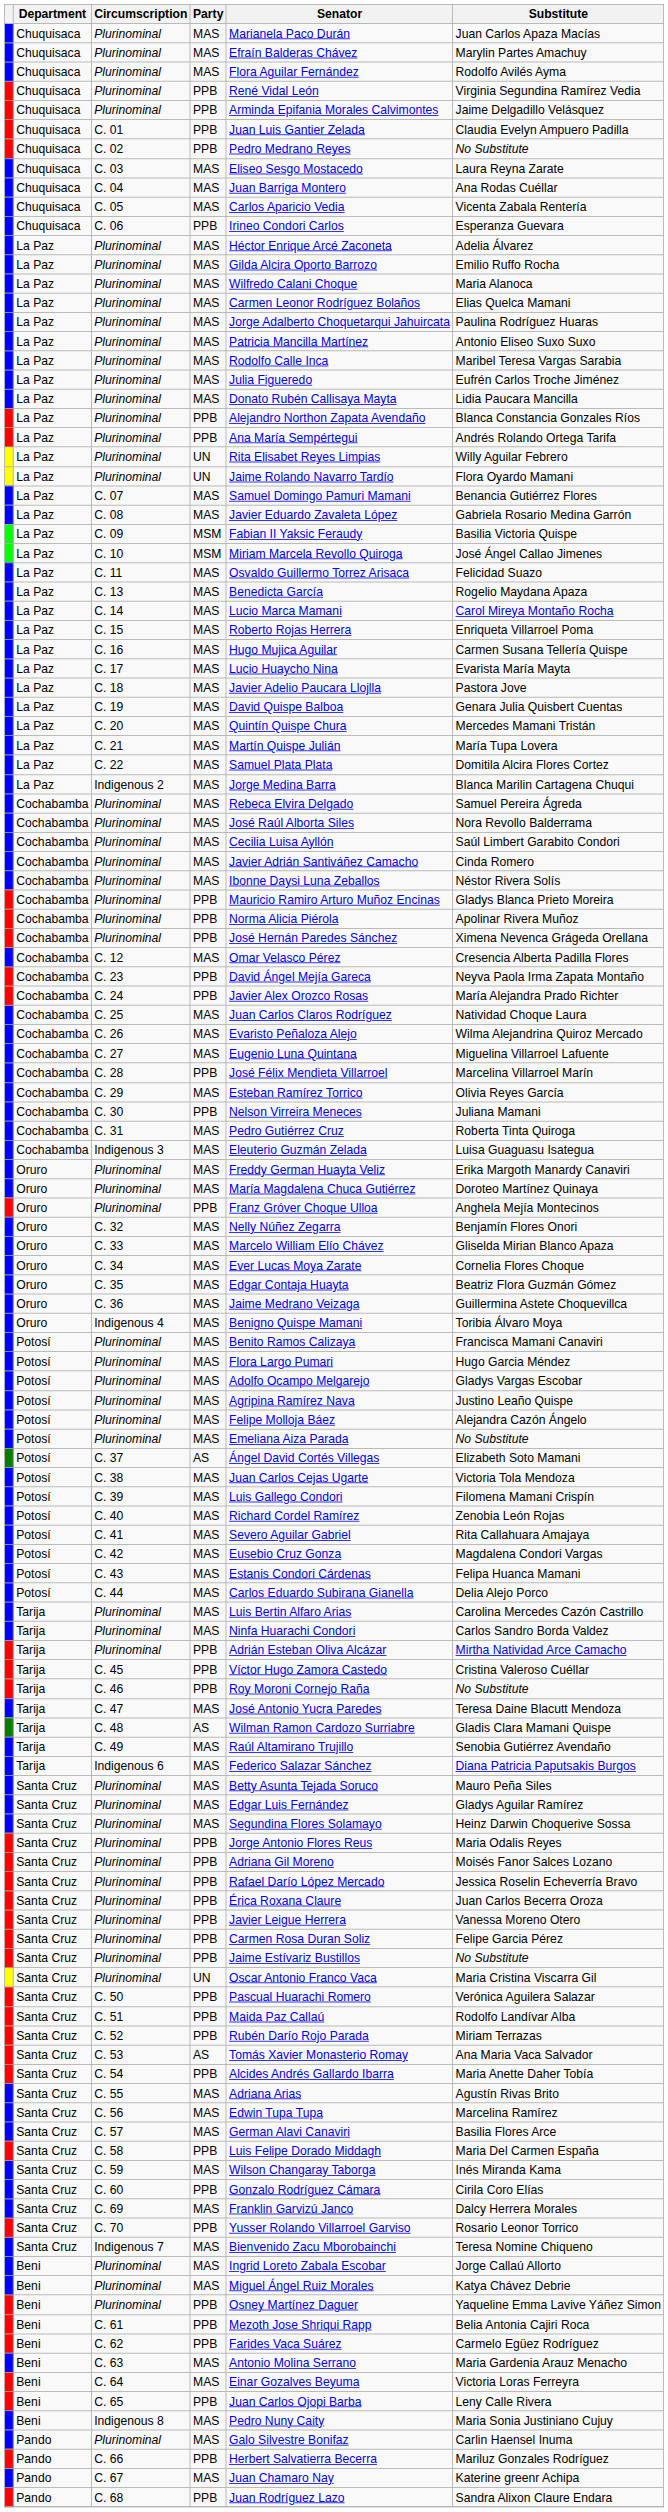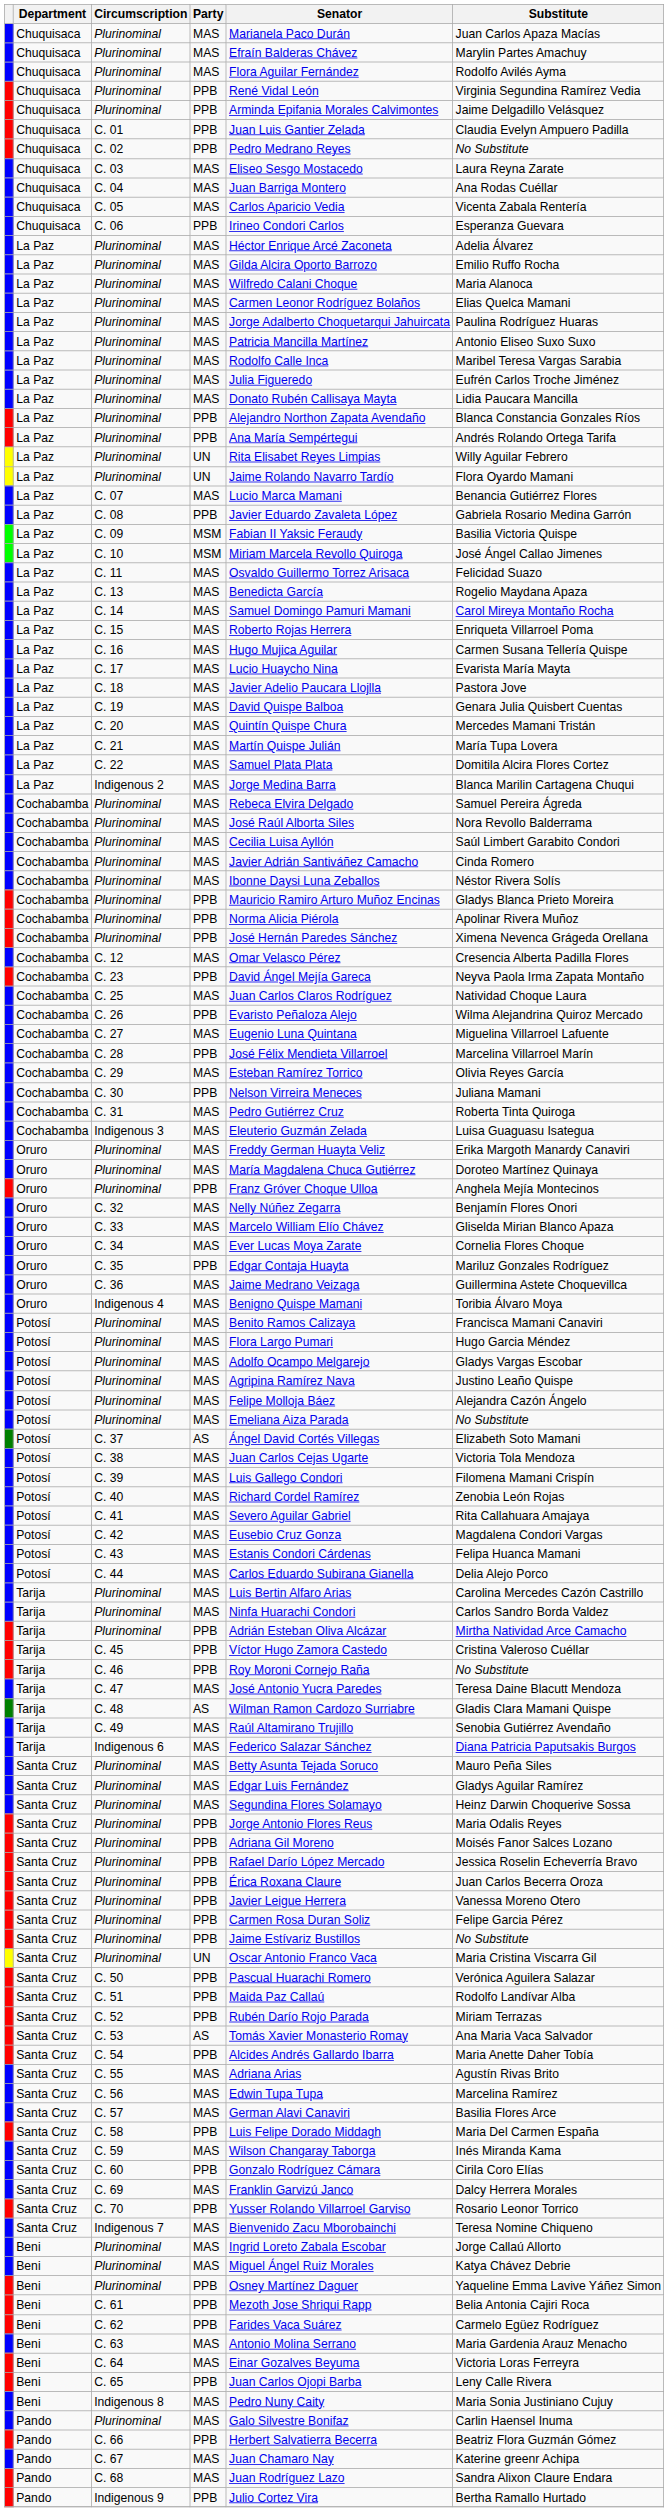(320, 495) Samuel Domingo Pamuri Mamani -> (285, 495) Lucio Marca Mamani
(206, 515) MAS -> (205, 515) PPB
(285, 611) Lucio Marca Mamani -> (320, 611) Samuel Domingo Pamuri Mamani
- row: (52, 996)
(206, 1034) MAS -> (205, 1015) PPB
(206, 1285) MAS -> (205, 1265) PPB
(536, 1285) Beatriz Flora Guzmán Gómez -> (532, 1265) Mariluz Gonzales Rodríguez
(532, 2459) Mariluz Gonzales Rodríguez -> (536, 2440) Beatriz Flora Guzmán Gómez
(205, 2497) PPB -> (206, 2478) MAS
+ row: (34, 2497)
